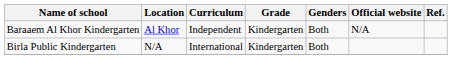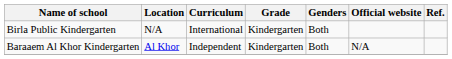rows swapped: (73, 29) <-> (61, 46)
